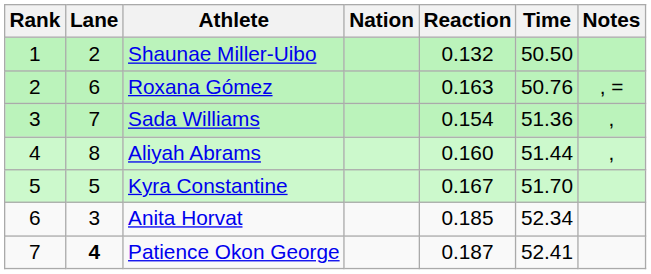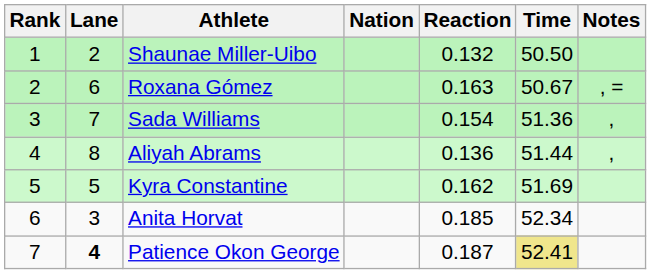(547, 86) 50.76 -> (547, 86) 50.67
(467, 152) 0.160 -> (467, 152) 0.136
(467, 185) 0.167 -> (467, 185) 0.162
(547, 185) 51.70 -> (547, 185) 51.69
(547, 251) no background -> (547, 251) khaki background
